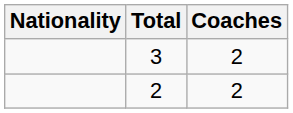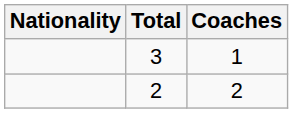(237, 56) 2 -> (237, 56) 1
